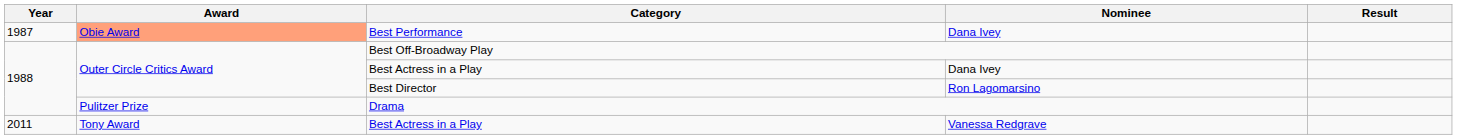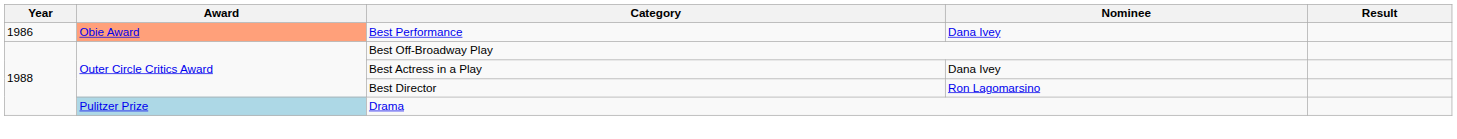(20, 32) 1987 -> (20, 32) 1986
(114, 106) no background -> (114, 106) lightblue background
- row: (425, 124)
